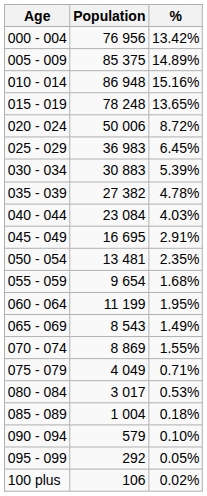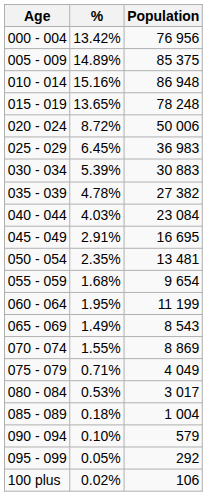columns swapped: (109, 16) <-> (176, 16)
